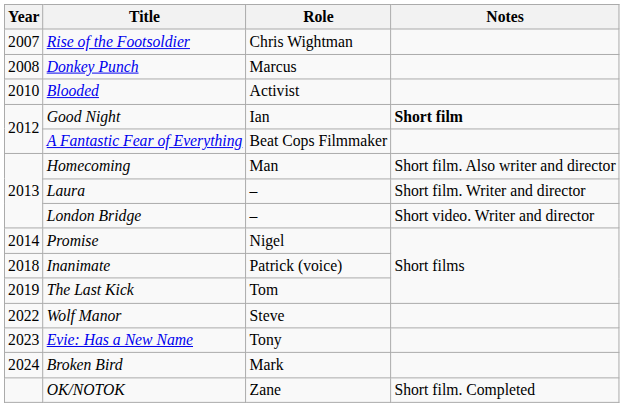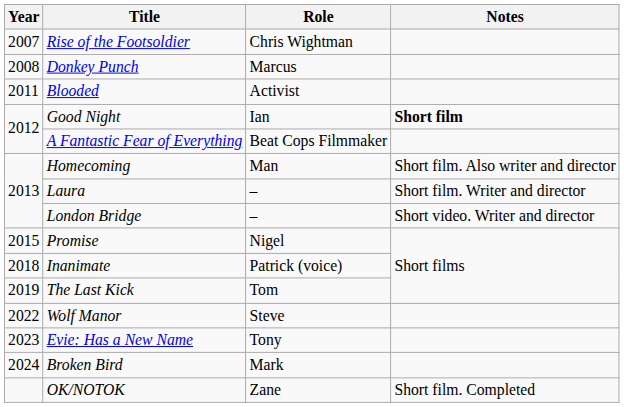(24, 91) 2010 -> (23, 91) 2011
(24, 240) 2014 -> (24, 240) 2015
